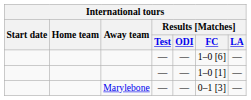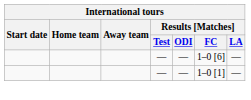- row: (27, 88)
